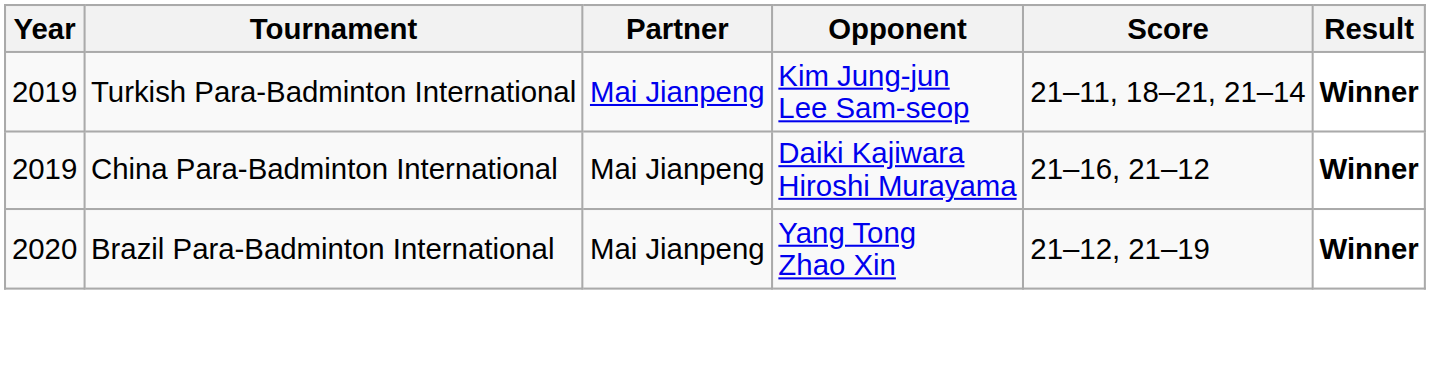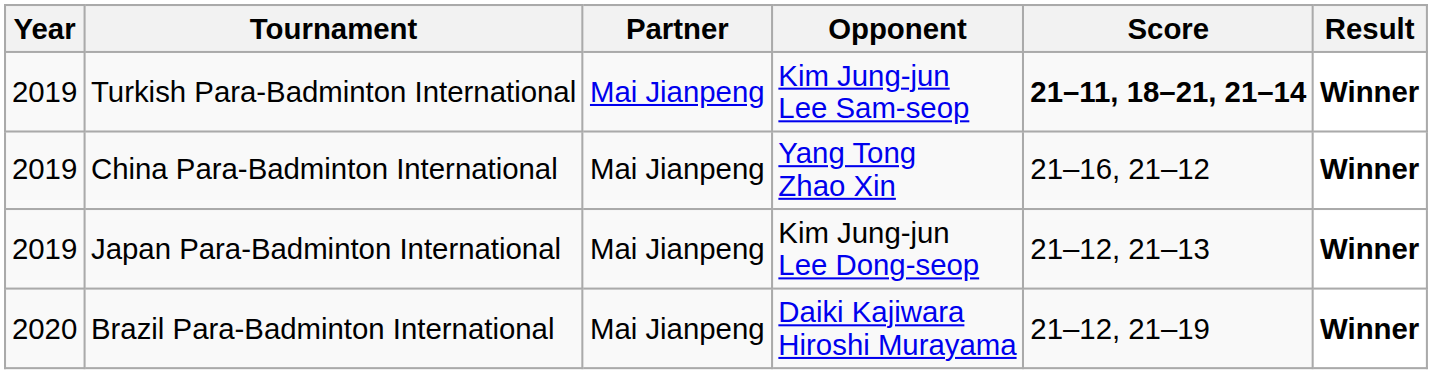(1168, 91) normal -> (1168, 91) bold
(897, 170) Daiki Kajiwara Hiroshi Murayama -> (847, 170) Yang Tong Zhao Xin
+ row: (326, 249)
(847, 249) Yang Tong Zhao Xin -> (897, 328) Daiki Kajiwara Hiroshi Murayama
